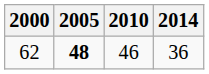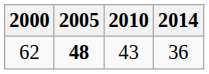(129, 52) 46 -> (129, 52) 43
